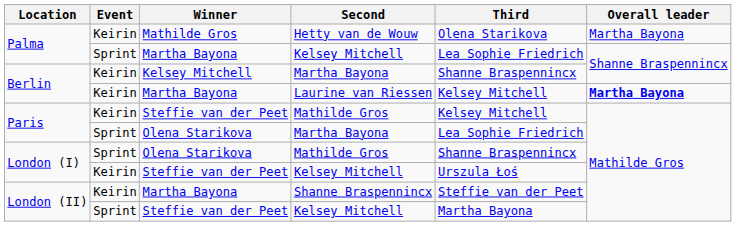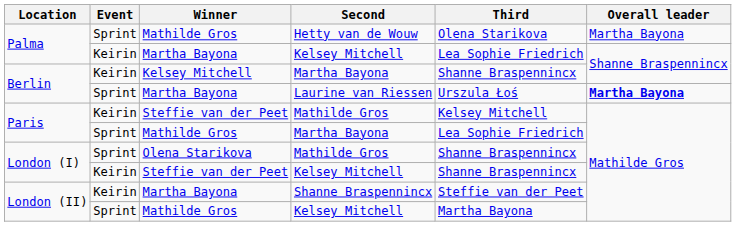(115, 34) Keirin -> (115, 34) Sprint
(115, 54) Sprint -> (115, 54) Keirin
(115, 93) Keirin -> (115, 93) Sprint
(493, 93) Kelsey Mitchell -> (478, 93) Urszula Łoś
(197, 133) Olena Starikova -> (190, 133) Mathilde Gros
(478, 172) Urszula Łoś -> (507, 172) Shanne Braspennincx
(215, 211) Steffie van der Peet -> (190, 211) Mathilde Gros
